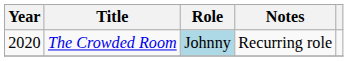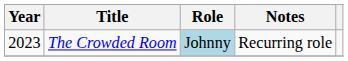(24, 42) 2020 -> (24, 42) 2023
